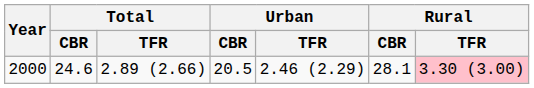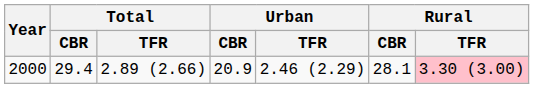(74, 70) 24.6 -> (74, 70) 29.4
(233, 70) 20.5 -> (233, 70) 20.9
